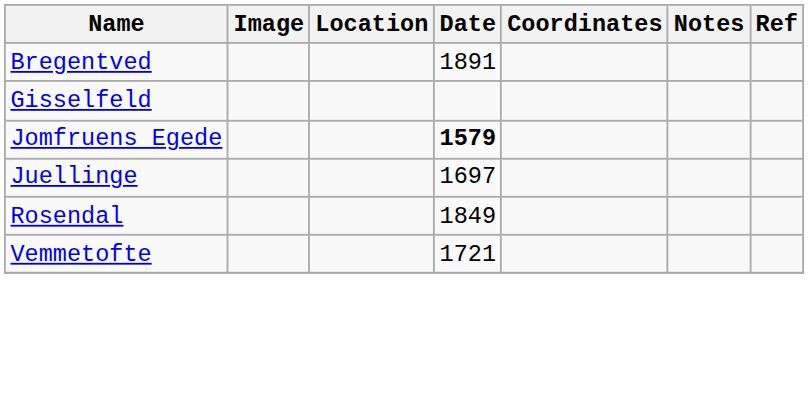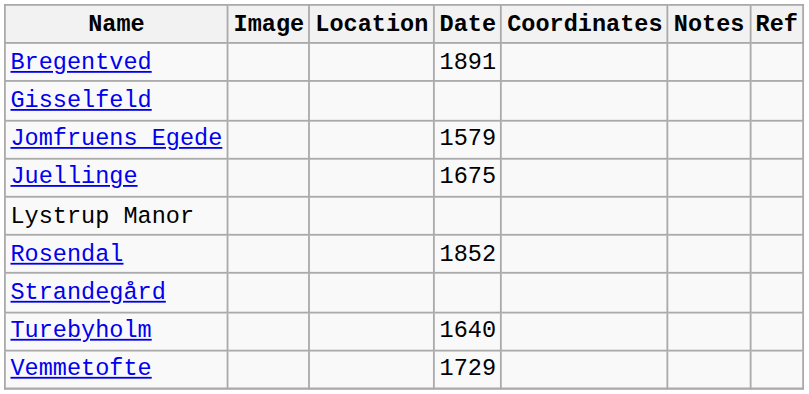(468, 139) bold -> (468, 139) normal
(468, 177) 1697 -> (468, 177) 1675
+ row: (102, 216)
(468, 216) 1849 -> (468, 254) 1852
+ row: (88, 293)
+ row: (81, 331)
(468, 254) 1721 -> (468, 369) 1729
